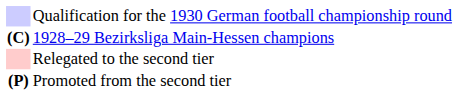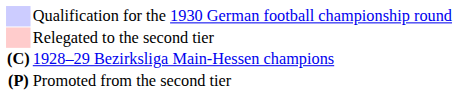rows swapped: (123, 59) <-> (183, 37)
